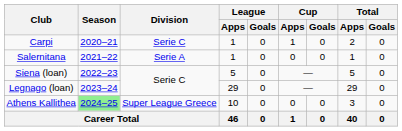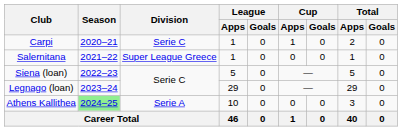(169, 57) Serie A -> (169, 57) Super League Greece
(169, 103) Super League Greece -> (169, 103) Serie A
